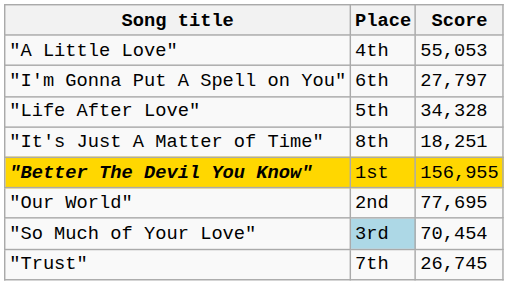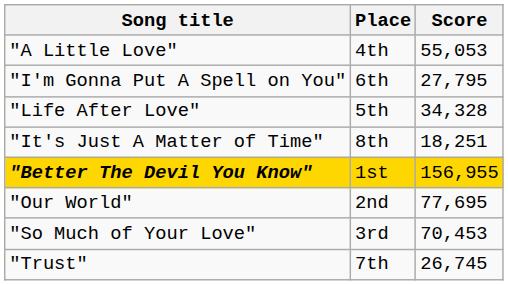(454, 81) 27,797 -> (454, 81) 27,795
(372, 234) lightblue background -> (372, 234) no background
(454, 234) 70,454 -> (454, 234) 70,453
